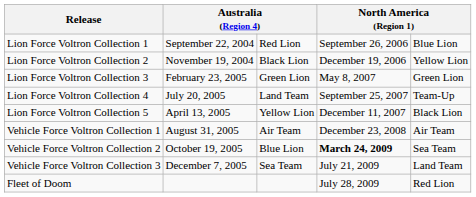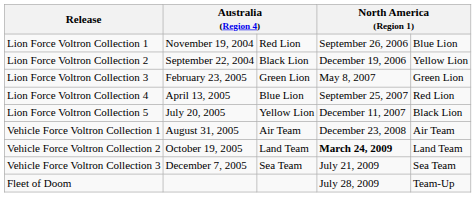(210, 43) September 22, 2004 -> (209, 43) November 19, 2004
(209, 60) November 19, 2004 -> (210, 60) September 22, 2004
(195, 95) July 20, 2005 -> (198, 95) April 13, 2005
(284, 95) Land Team -> (281, 95) Blue Lion
(434, 95) Team-Up -> (434, 95) Red Lion
(198, 113) April 13, 2005 -> (195, 113) July 20, 2005
(281, 148) Blue Lion -> (284, 148) Land Team
(434, 148) Sea Team -> (438, 148) Land Team
(438, 165) Land Team -> (434, 165) Sea Team
(434, 183) Red Lion -> (434, 183) Team-Up
